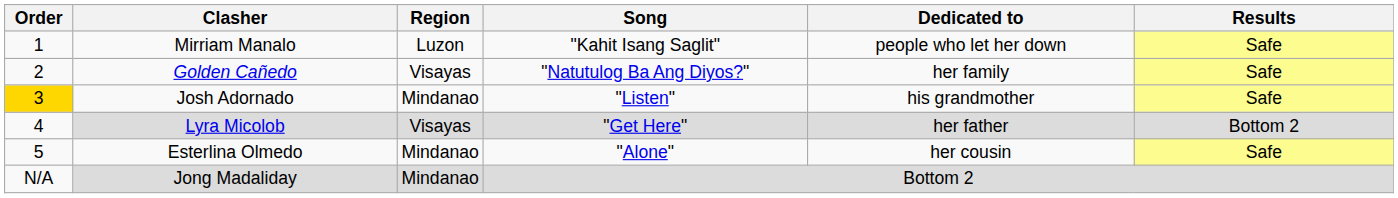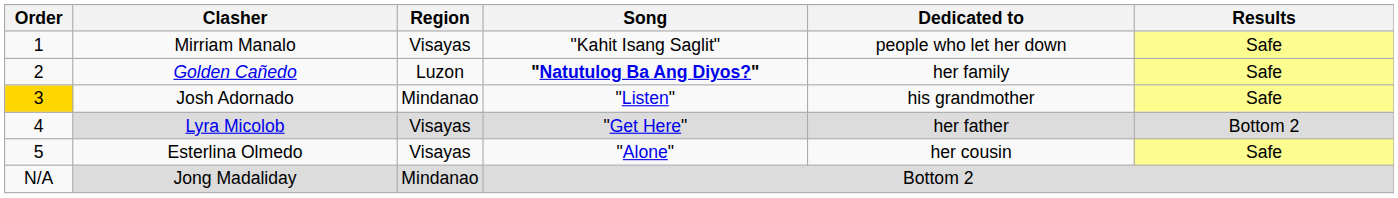(440, 45) Luzon -> (440, 45) Visayas
(440, 72) Visayas -> (440, 72) Luzon
(645, 72) normal -> (645, 72) bold
(440, 152) Mindanao -> (440, 152) Visayas
